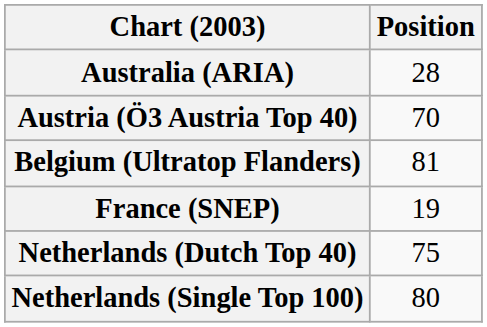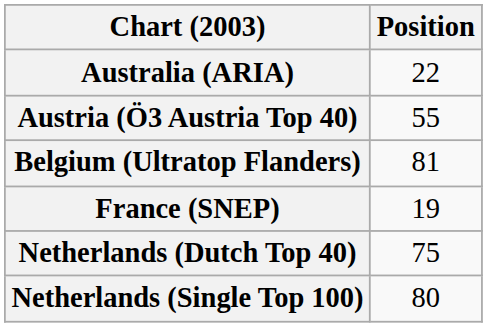(426, 72) 28 -> (426, 72) 22
(426, 117) 70 -> (426, 117) 55
